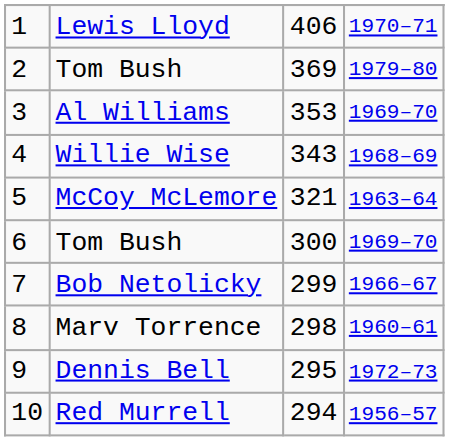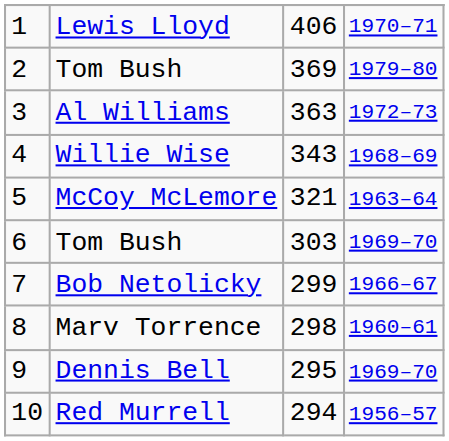(314, 113) 353 -> (314, 113) 363
(393, 113) 1969–70 -> (393, 113) 1972–73
(314, 242) 300 -> (314, 242) 303
(393, 371) 1972–73 -> (393, 371) 1969–70
